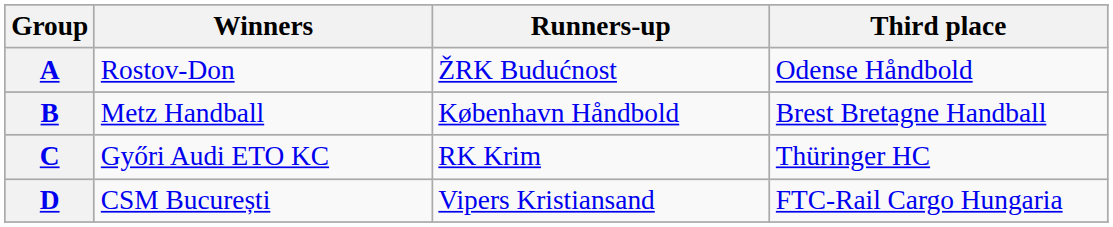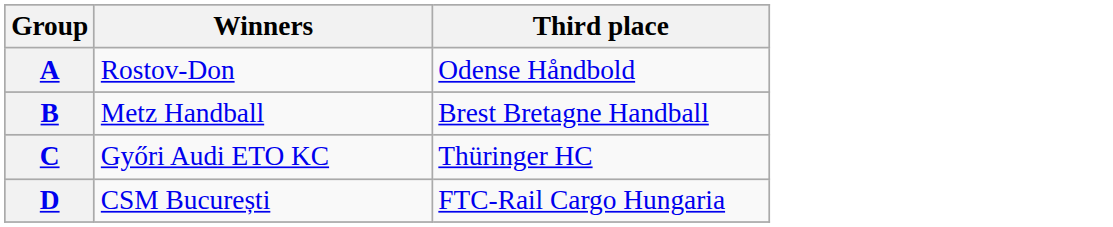- column: (601, 26)
